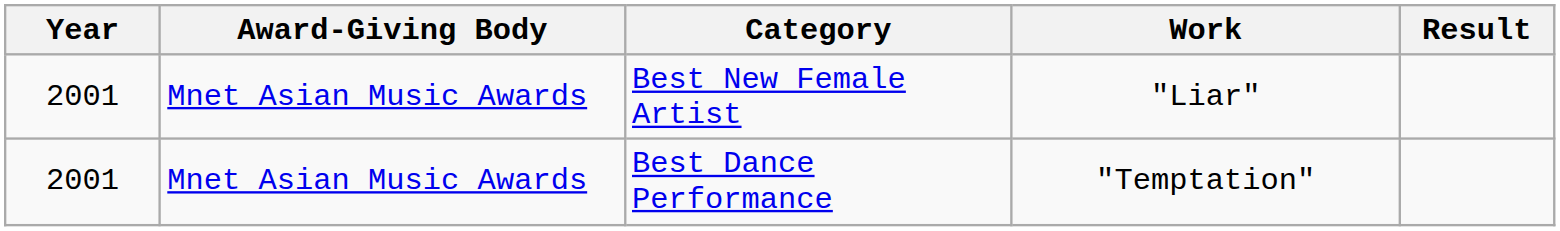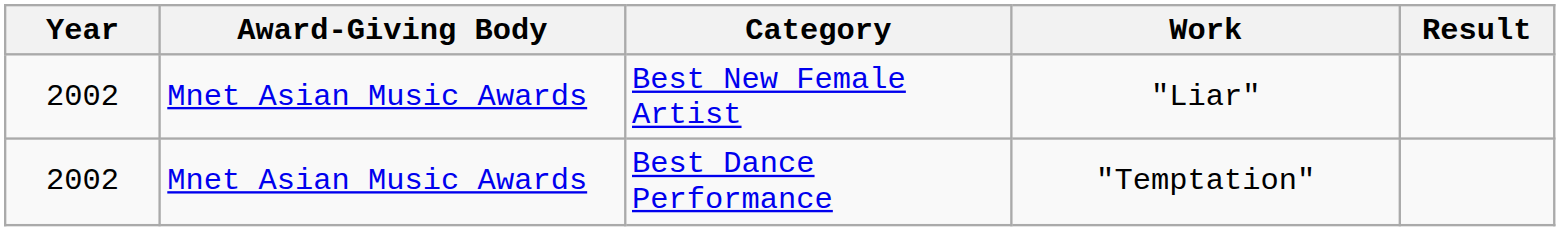(83, 97) 2001 -> (83, 97) 2002
(83, 182) 2001 -> (83, 182) 2002
